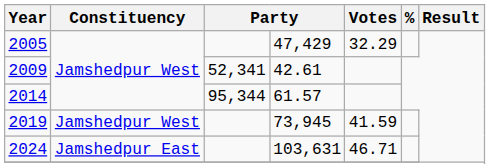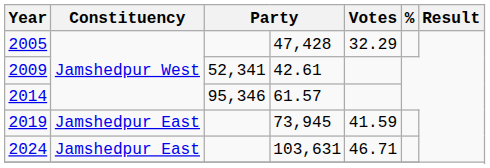(302, 44) 47,429 -> (302, 44) 47,428
(237, 97) 95,344 -> (237, 97) 95,346
(127, 123) Jamshedpur West -> (127, 123) Jamshedpur East
